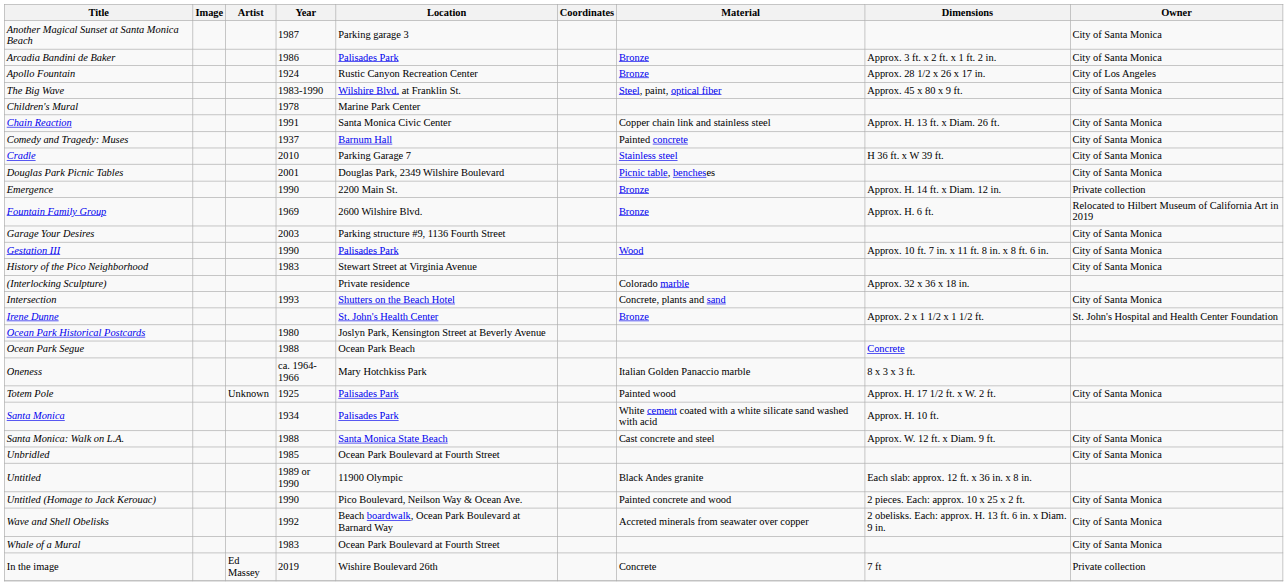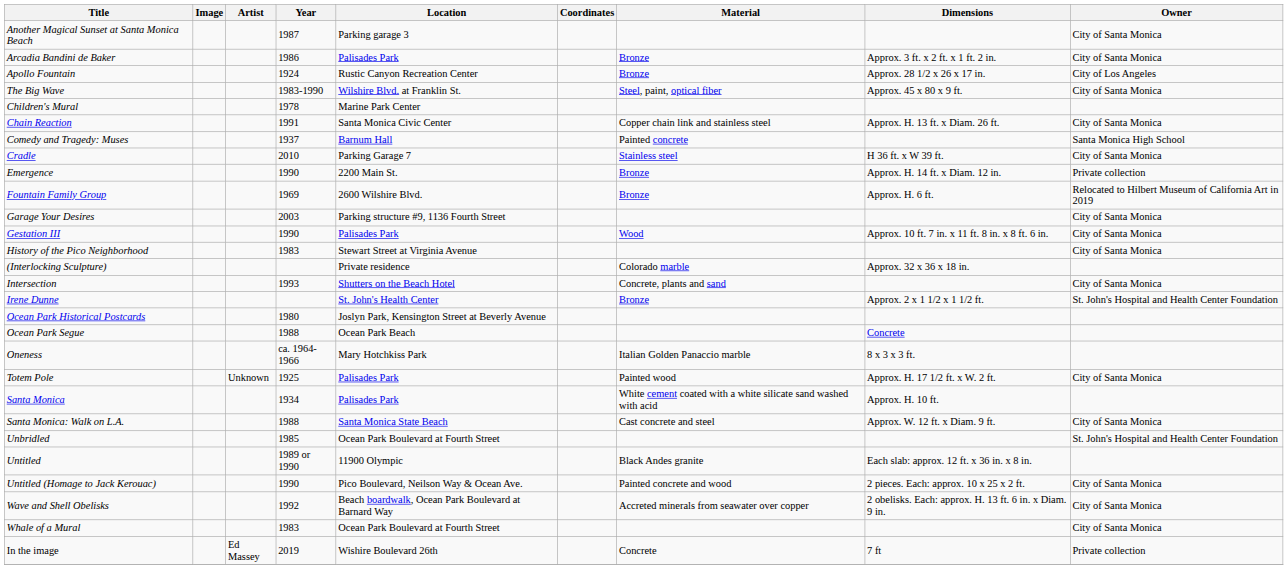(1117, 139) City of Santa Monica -> (1129, 139) Santa Monica High School
- row: (65, 172)
(1117, 455) City of Santa Monica -> (1175, 438) St. John's Hospital and Health Center Foundation
